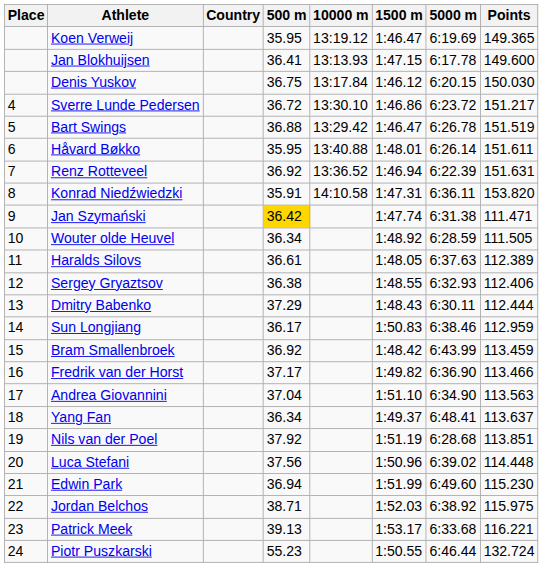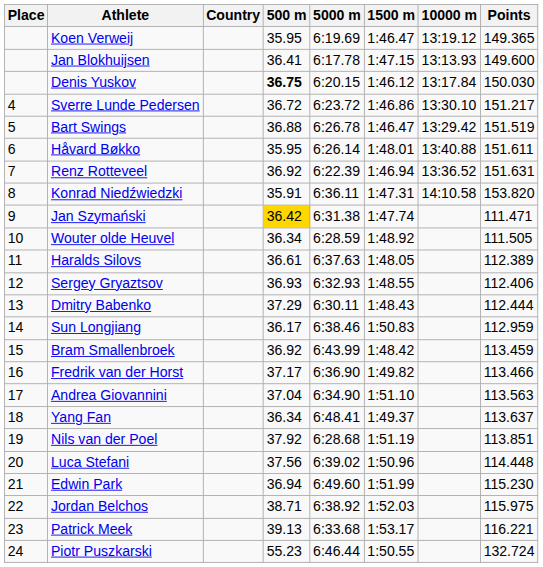columns swapped: (453, 15) <-> (341, 15)
(284, 82) normal -> (284, 82) bold
(284, 283) 36.38 -> (284, 283) 36.93
